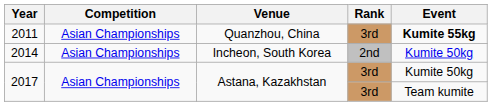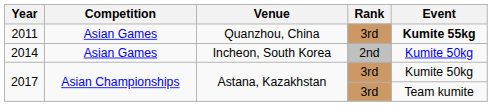(120, 34) Asian Championships -> (120, 34) Asian Games
(120, 53) Asian Championships -> (120, 53) Asian Games
